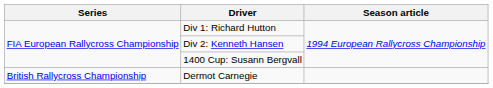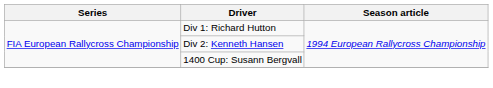- row: (220, 75)
